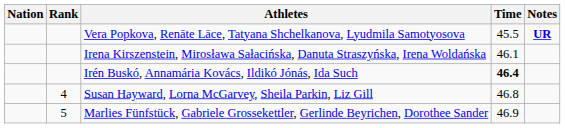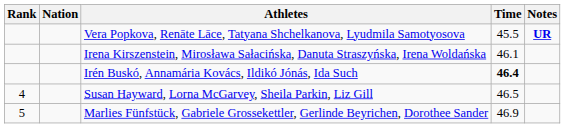columns swapped: (64, 14) <-> (25, 14)
(508, 93) 46.8 -> (508, 93) 46.5
